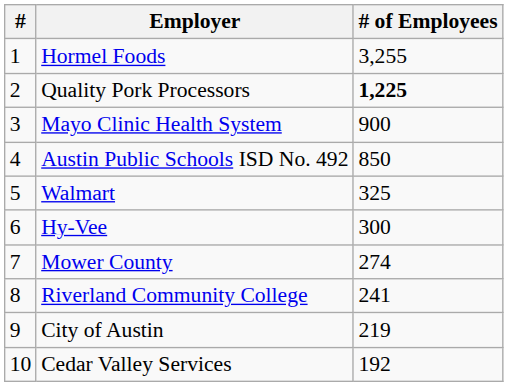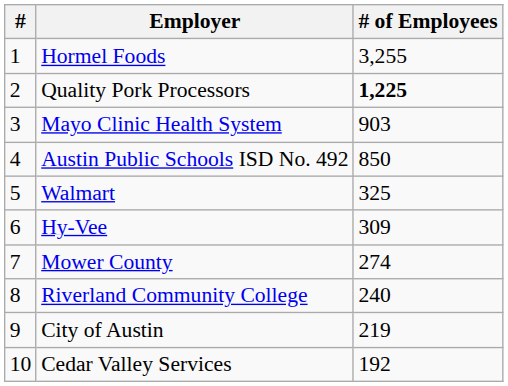(375, 124) 900 -> (375, 124) 903
(375, 227) 300 -> (375, 227) 309
(375, 295) 241 -> (375, 295) 240
